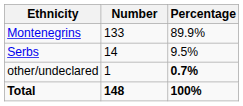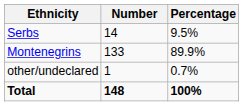rows swapped: (44, 33) <-> (23, 52)
(184, 71) bold -> (184, 71) normal
